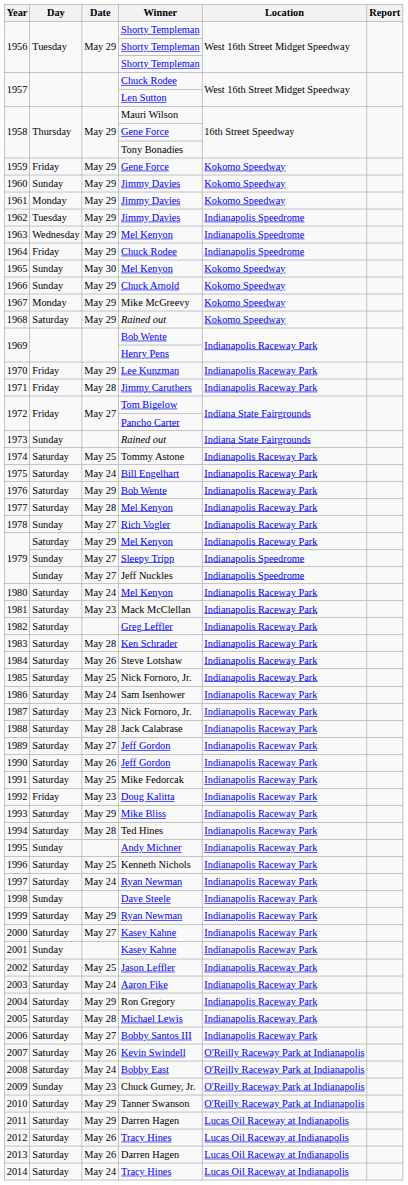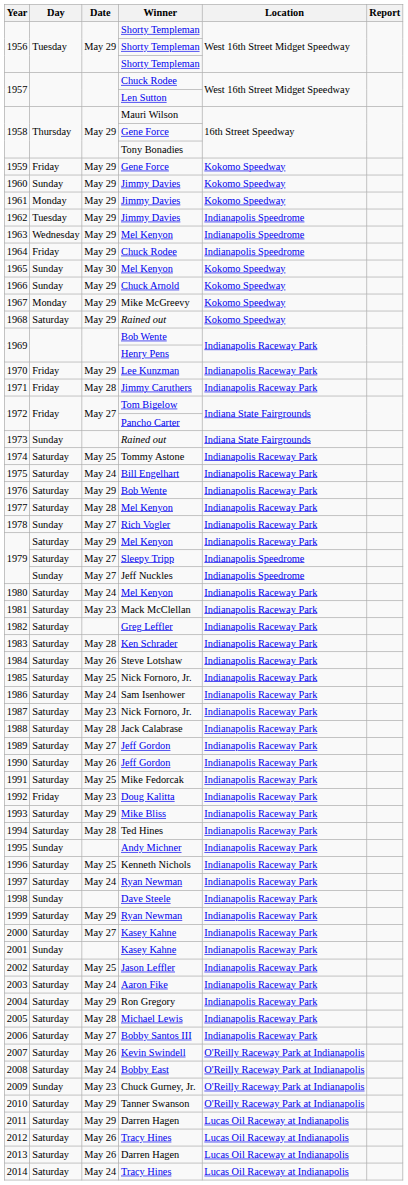(48, 558) Sunday -> (51, 558) Saturday
